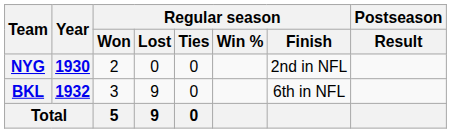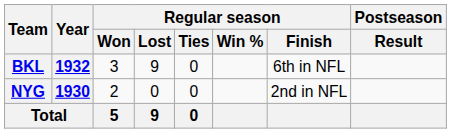rows swapped: (28, 67) <-> (28, 91)
